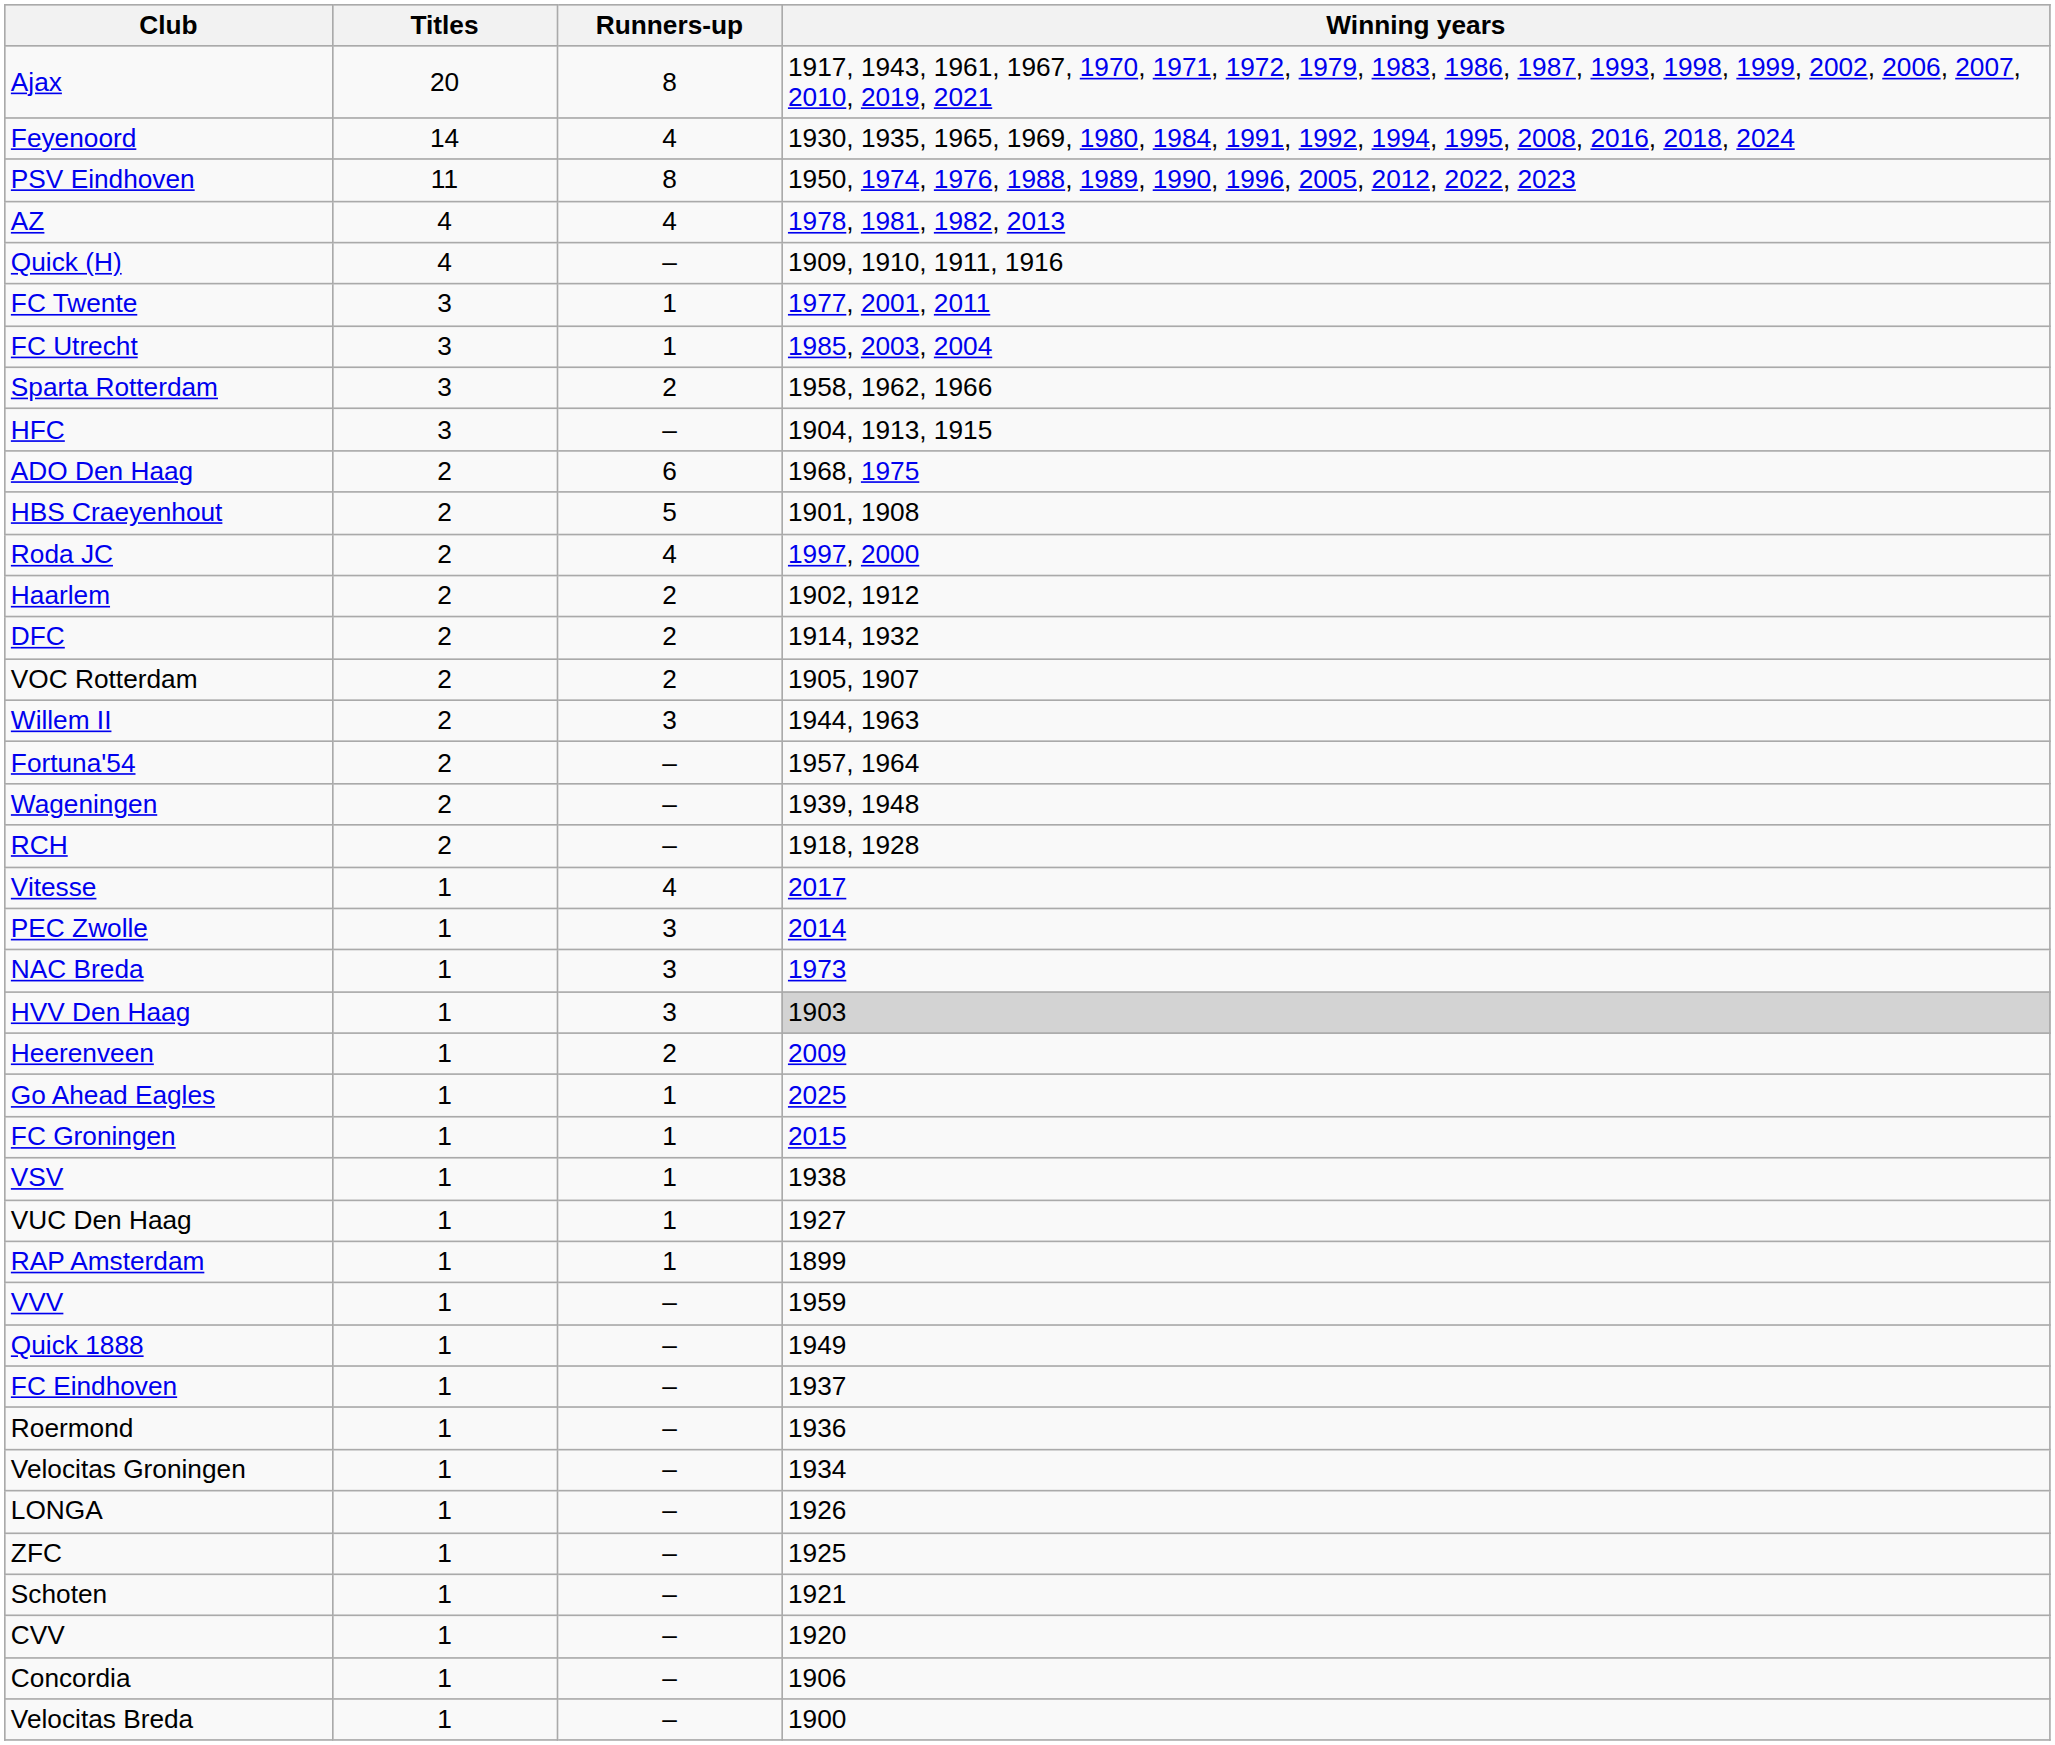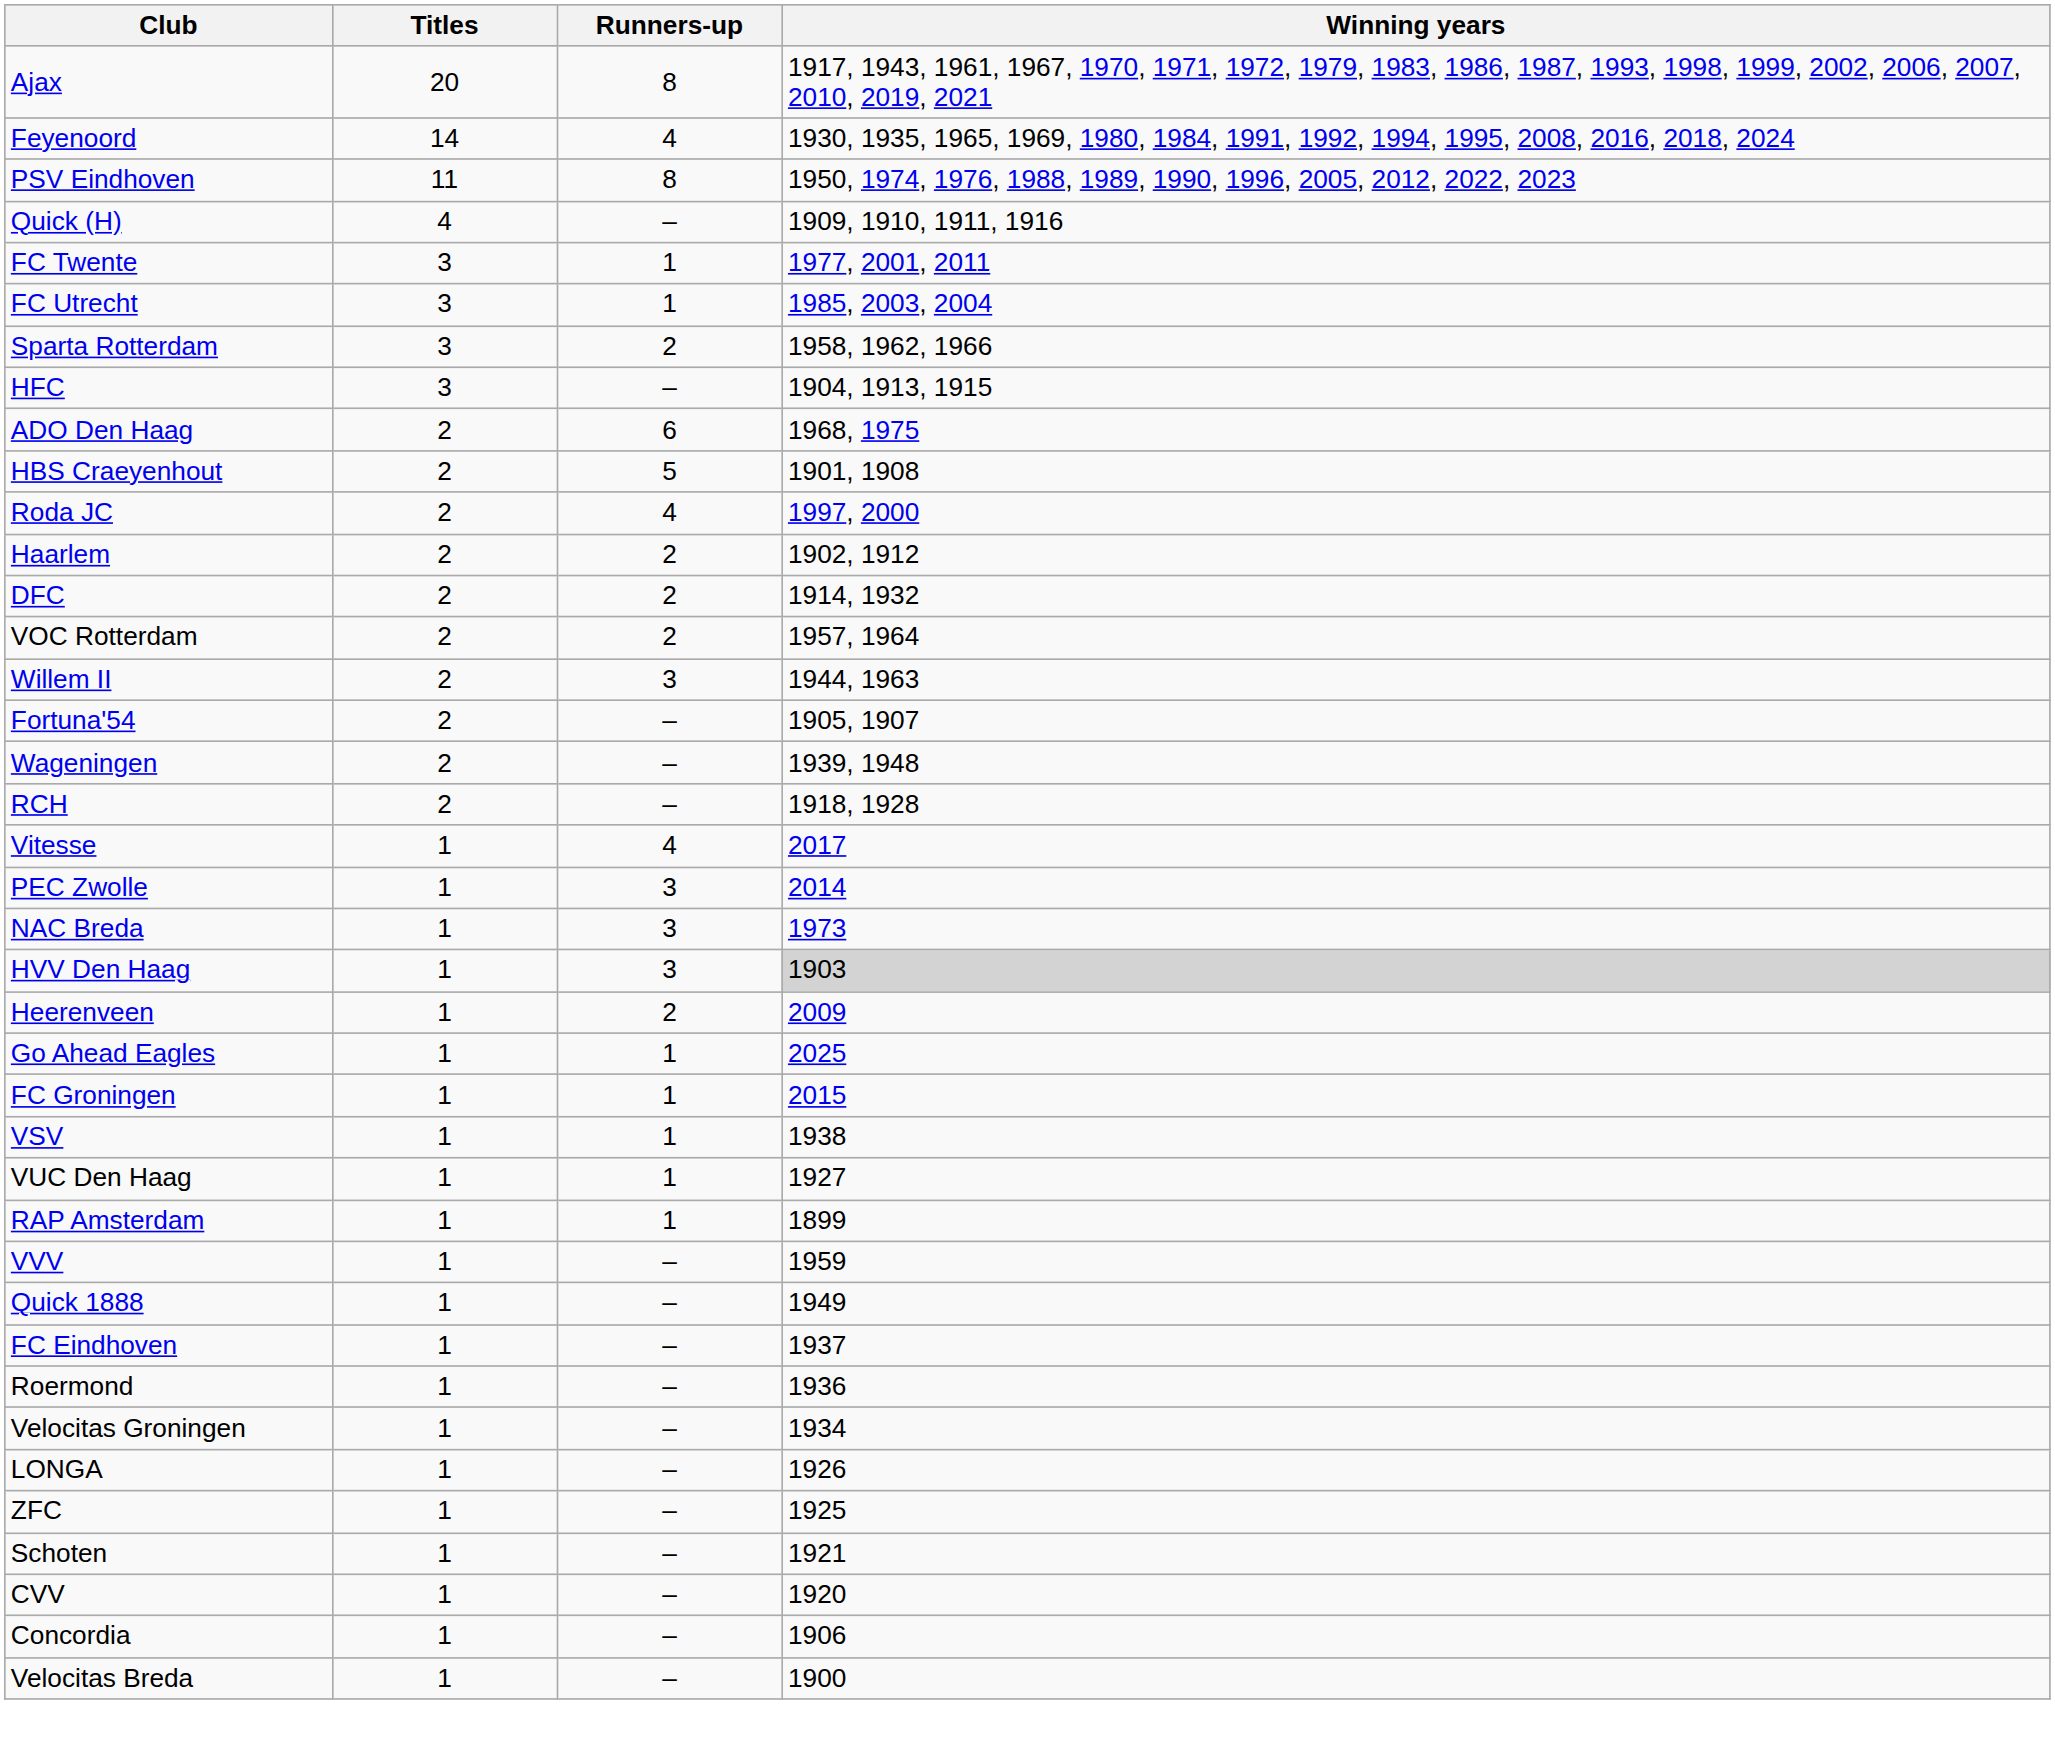- row: (28, 221)
(854, 679) 1905, 1907 -> (854, 637) 1957, 1964
(854, 762) 1957, 1964 -> (854, 720) 1905, 1907
